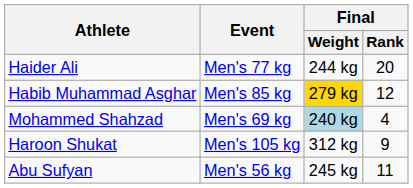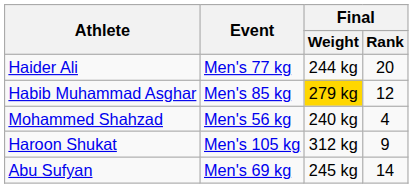(248, 119) Men's 69 kg -> (248, 119) Men's 56 kg
(333, 119) lightblue background -> (333, 119) no background
(248, 171) Men's 56 kg -> (248, 171) Men's 69 kg
(385, 171) 11 -> (385, 171) 14
